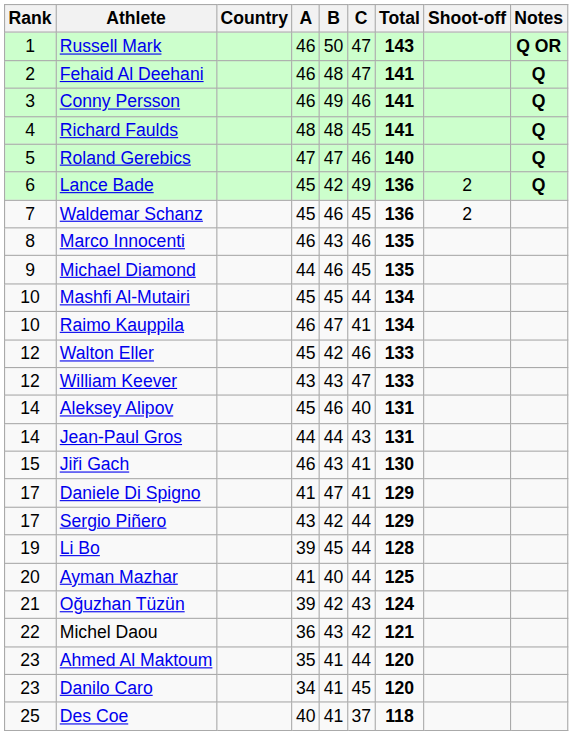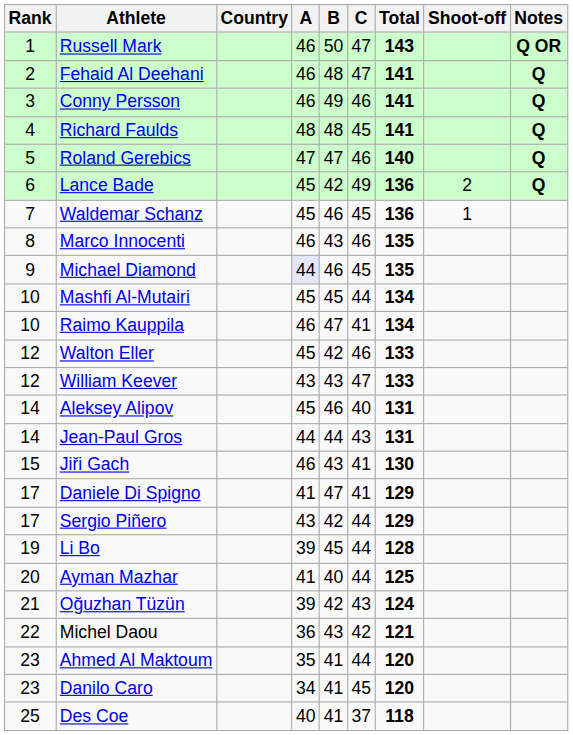(467, 213) 2 -> (467, 213) 1
(306, 269) no background -> (306, 269) lavender background
